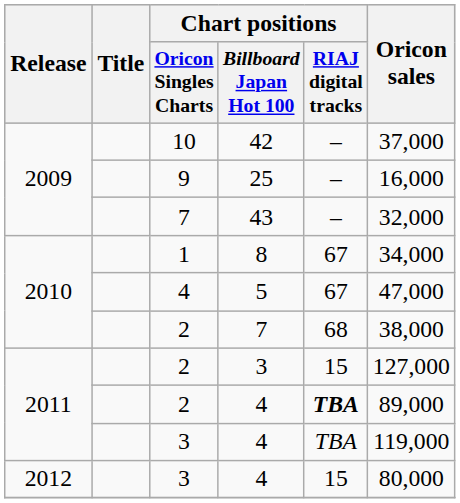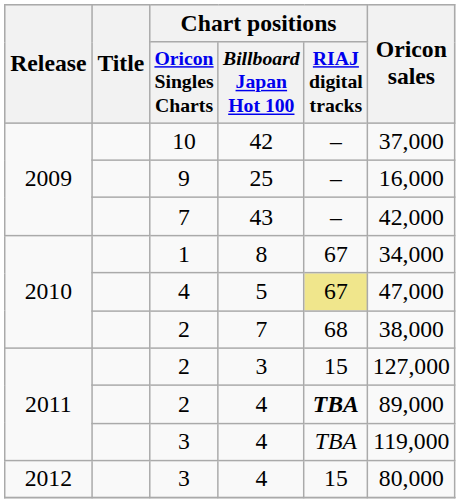(411, 216) 32,000 -> (411, 216) 42,000
(336, 291) no background -> (336, 291) khaki background
